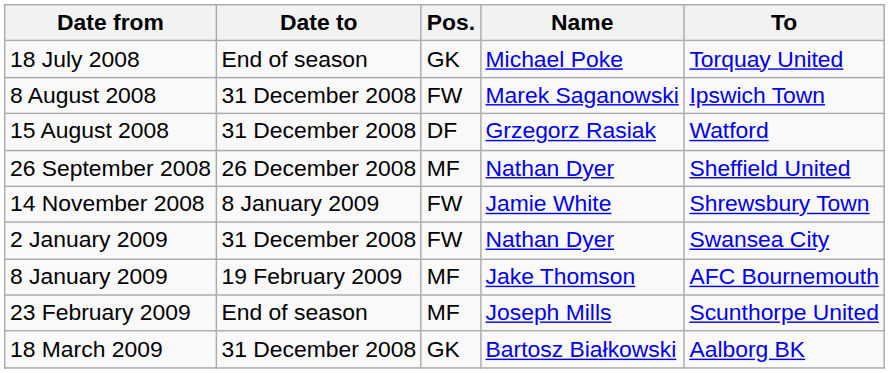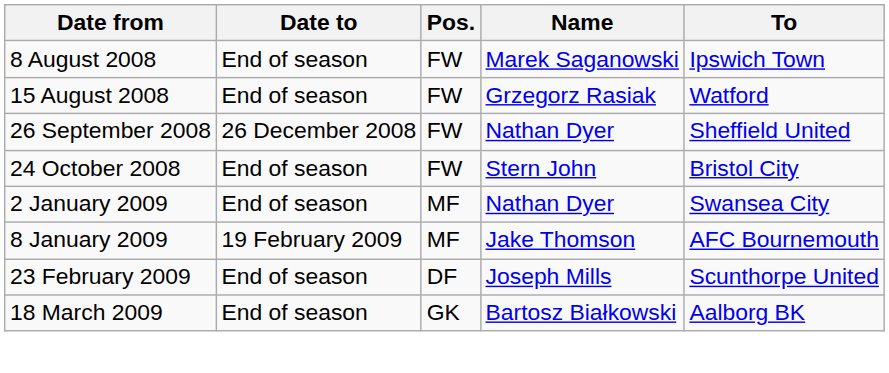- row: (75, 58)
(319, 95) 31 December 2008 -> (295, 58) End of season
(319, 131) 31 December 2008 -> (295, 95) End of season
(442, 131) DF -> (444, 95) FW
(443, 167) MF -> (444, 131) FW
+ row: (95, 167)
- row: (107, 204)
(319, 240) 31 December 2008 -> (295, 204) End of season
(444, 240) FW -> (443, 204) MF
(443, 312) MF -> (442, 276) DF
(319, 349) 31 December 2008 -> (295, 312) End of season
